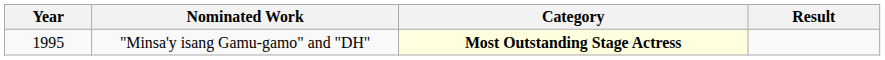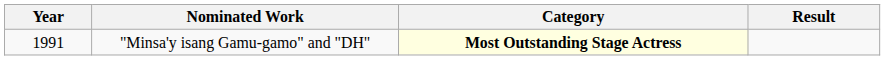(48, 42) 1995 -> (48, 42) 1991
